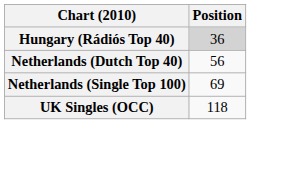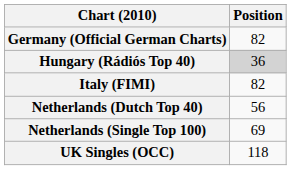+ row: (117, 38)
+ row: (117, 84)
